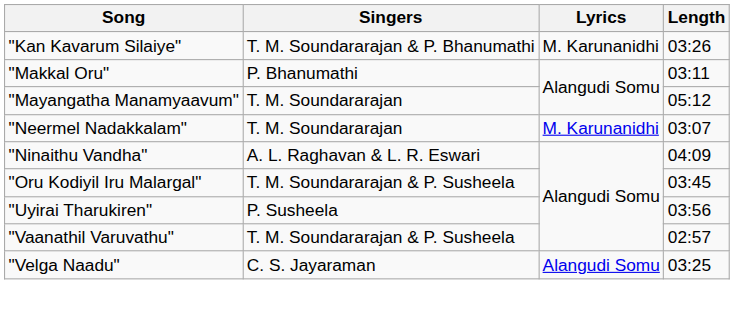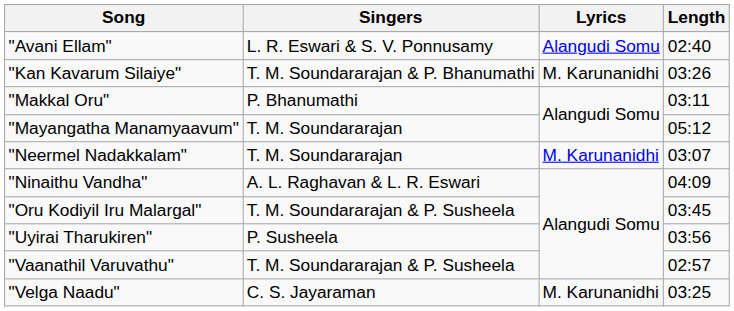+ row: (60, 45)
(601, 264) Alangudi Somu -> (601, 292) M. Karunanidhi
